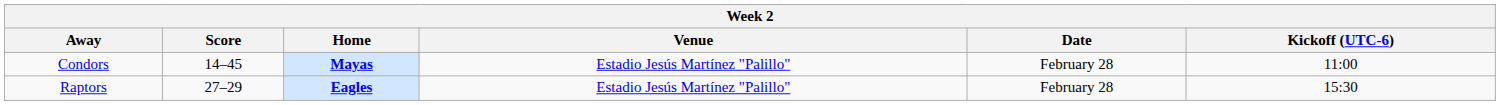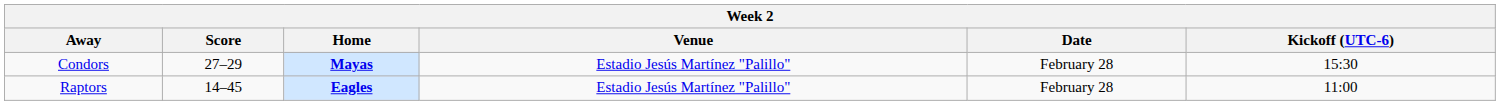(223, 64) 14–45 -> (223, 64) 27–29
(1341, 64) 11:00 -> (1341, 64) 15:30
(223, 87) 27–29 -> (223, 87) 14–45
(1341, 87) 15:30 -> (1341, 87) 11:00
